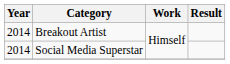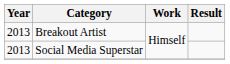(19, 31) 2014 -> (19, 31) 2013
(19, 50) 2014 -> (19, 50) 2013
